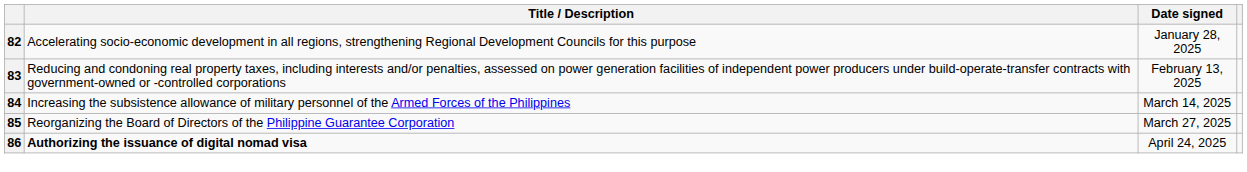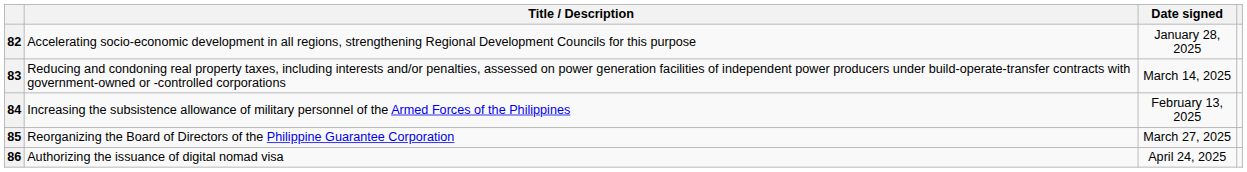(1187, 75) February 13, 2025 -> (1187, 75) March 14, 2025
(1187, 103) March 14, 2025 -> (1187, 110) February 13, 2025
(167, 143) bold -> (155, 157) normal
